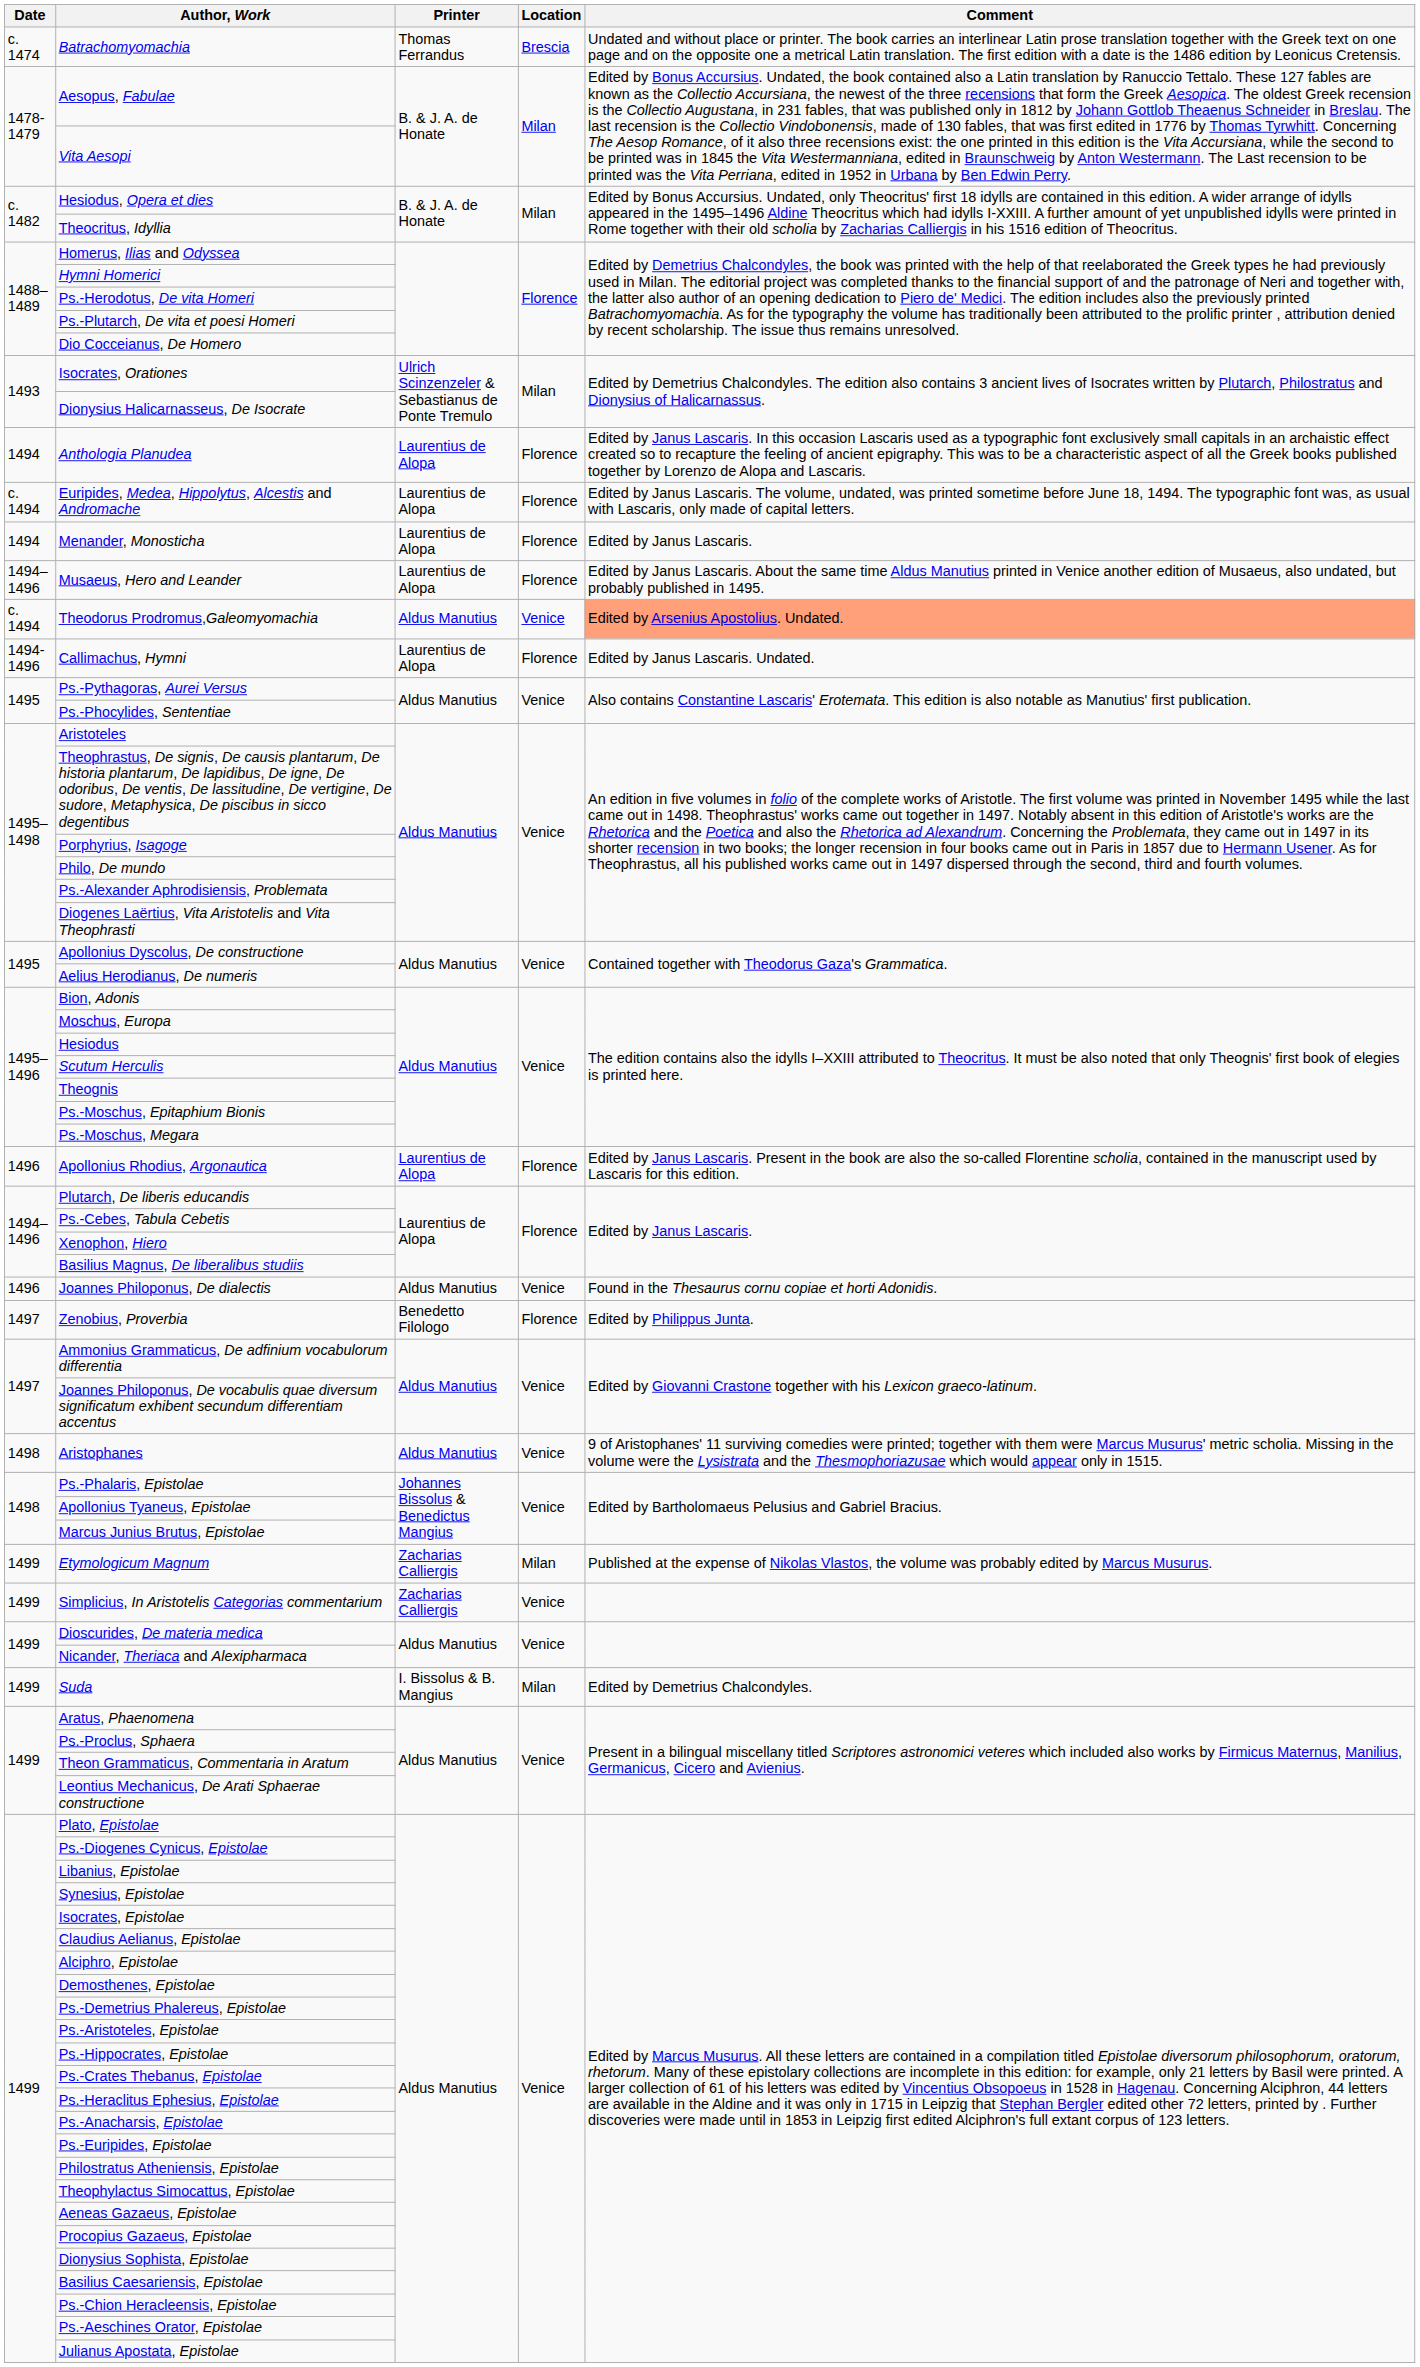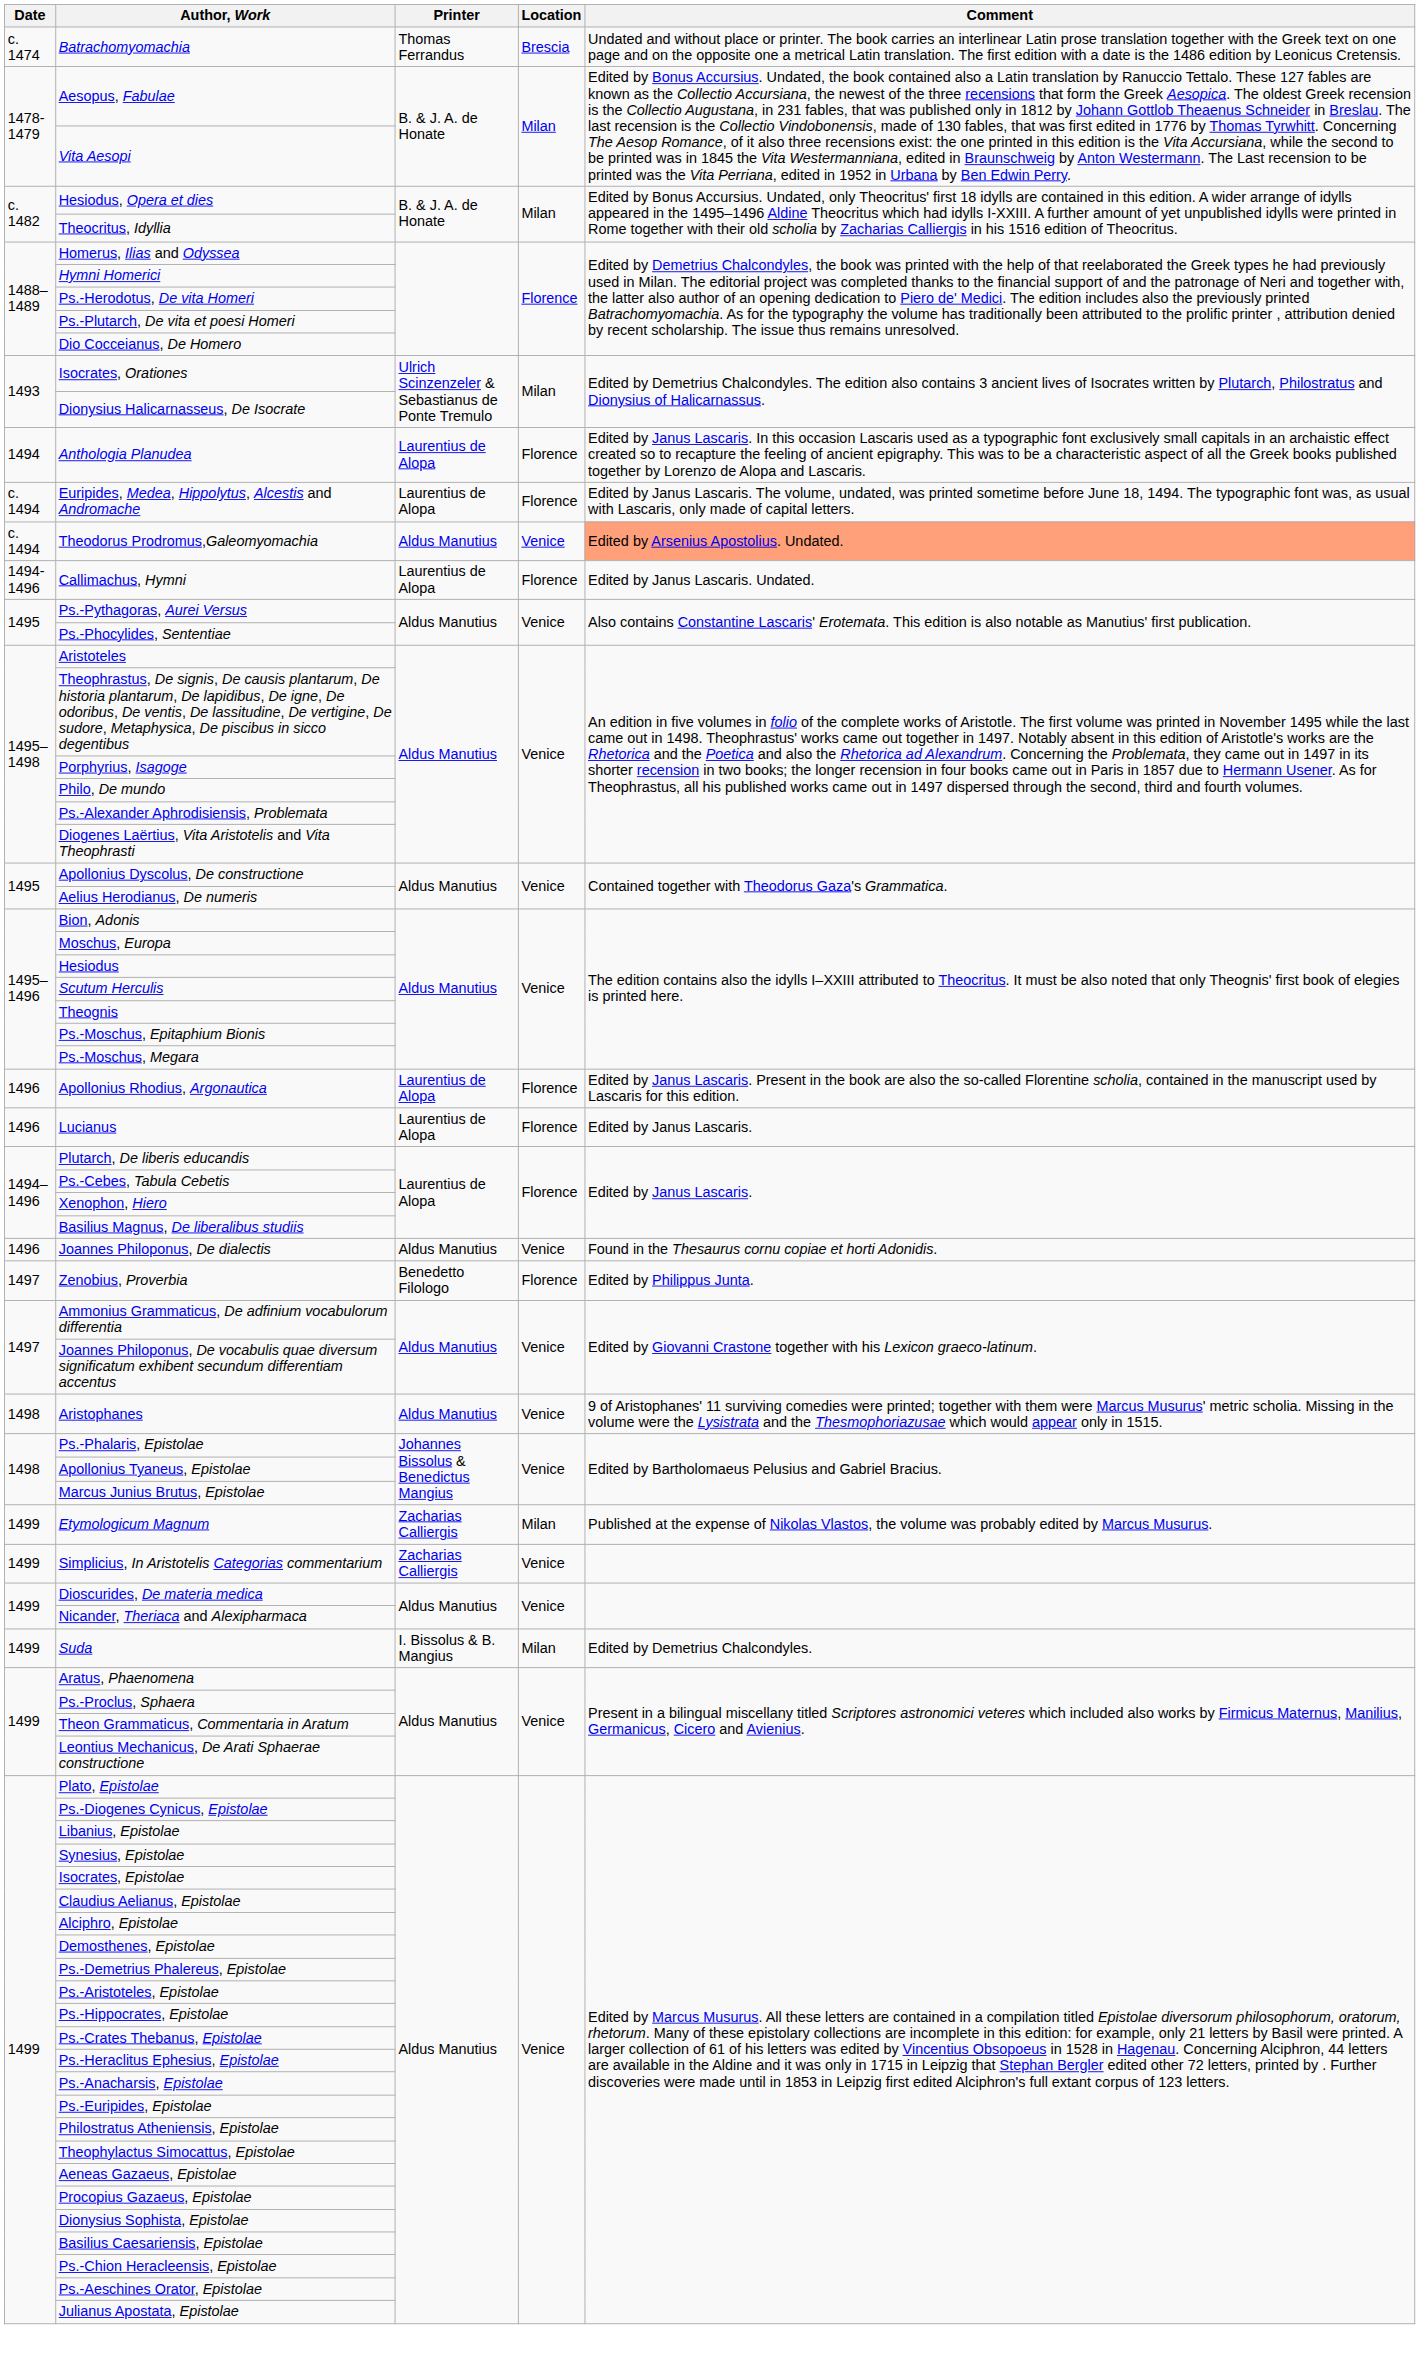- row: (132, 541)
- row: (150, 580)
+ row: (88, 1127)
